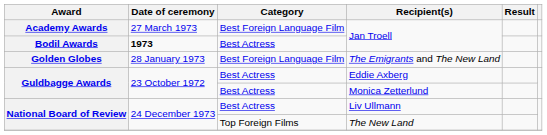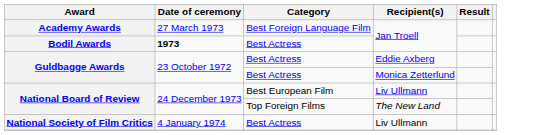- row: (66, 59)
(247, 106) Best Actress -> (290, 91) Best European Film
+ row: (80, 122)
